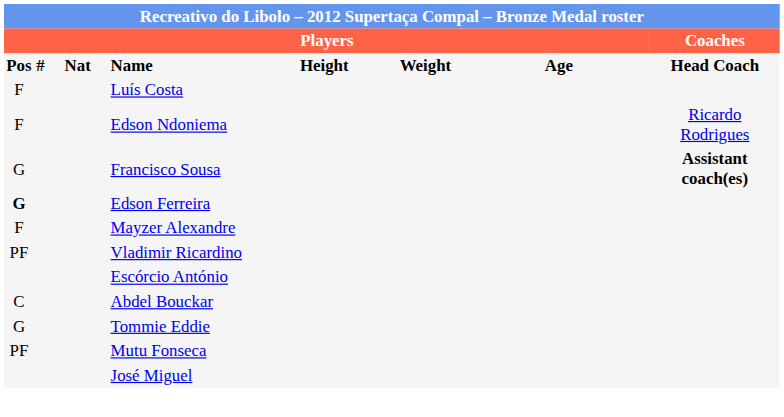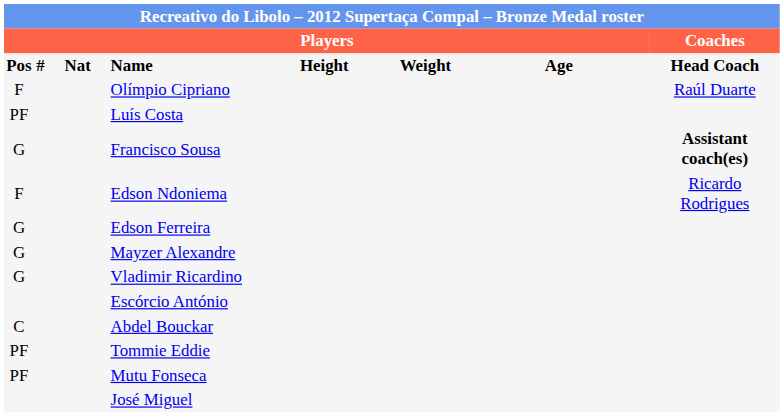+ row: (170, 89)
(19, 89) F -> (19, 114) PF
rows swapped: (166, 168) <-> (169, 124)
(19, 203) bold -> (19, 227) normal
(19, 227) F -> (19, 252) G
(19, 252) PF -> (19, 277) G
(19, 326) G -> (19, 350) PF
